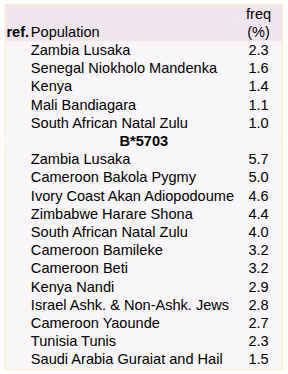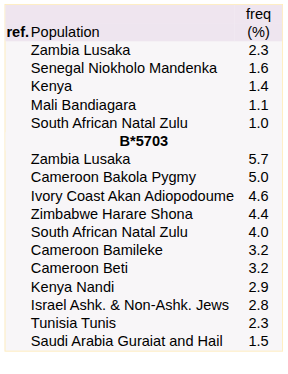- row: (95, 323)
